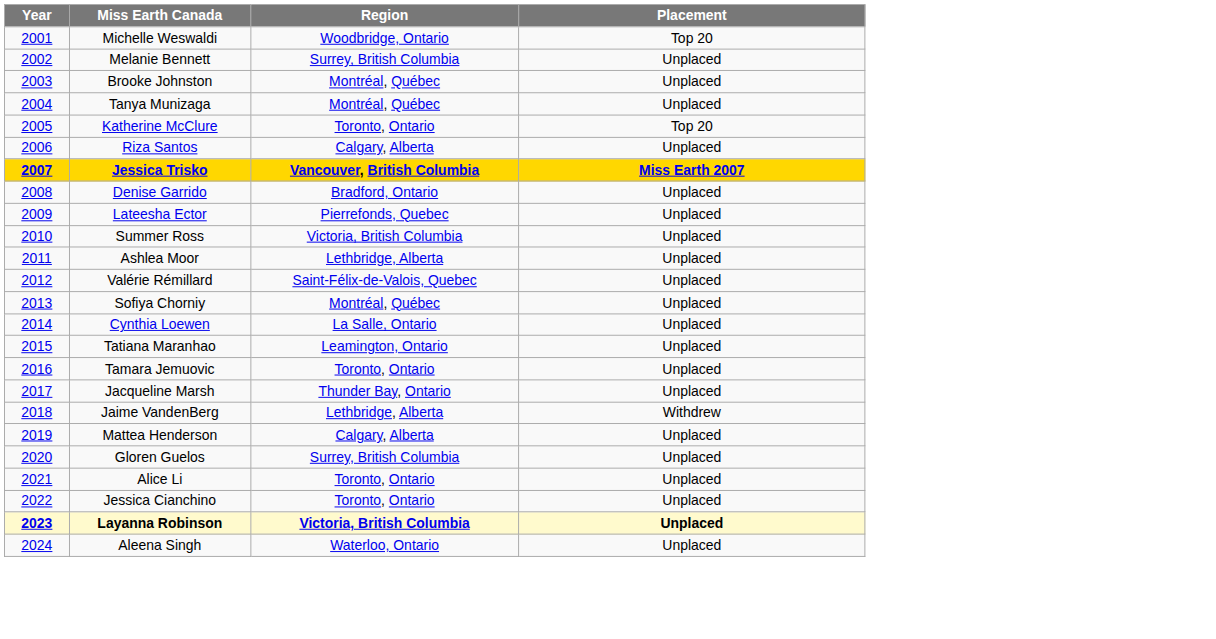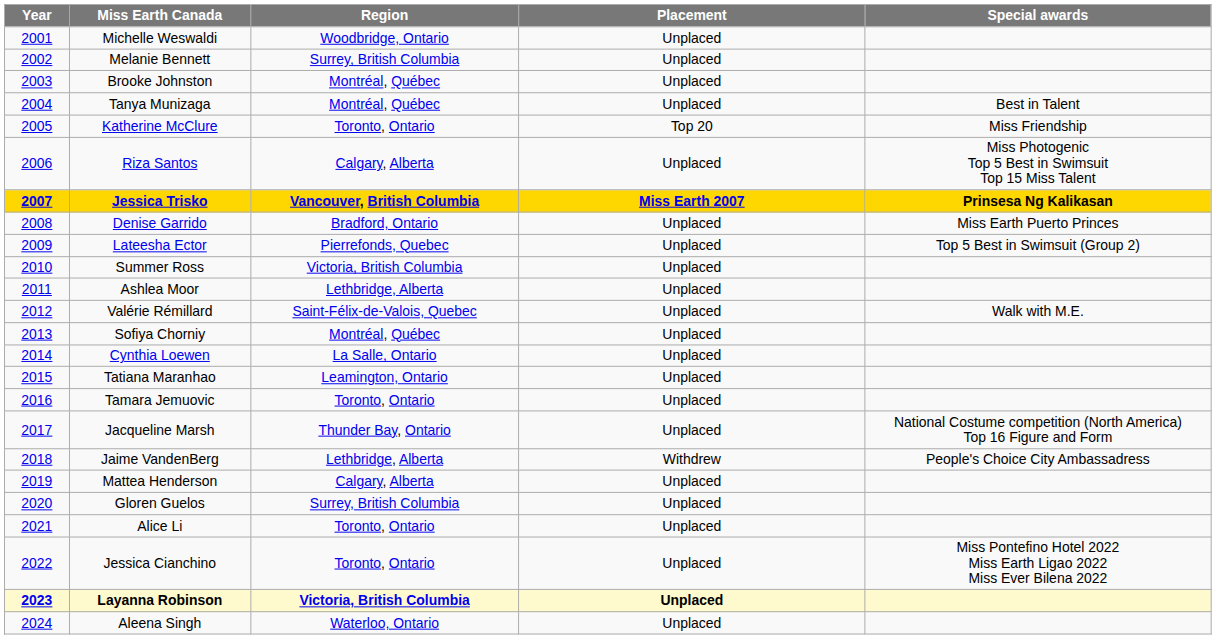+ column: (1038, 16)
(692, 38) Top 20 -> (692, 38) Unplaced
